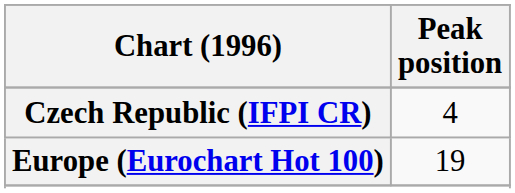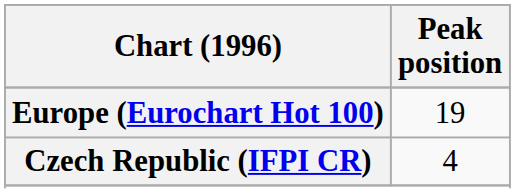rows swapped: (198, 112) <-> (198, 160)
